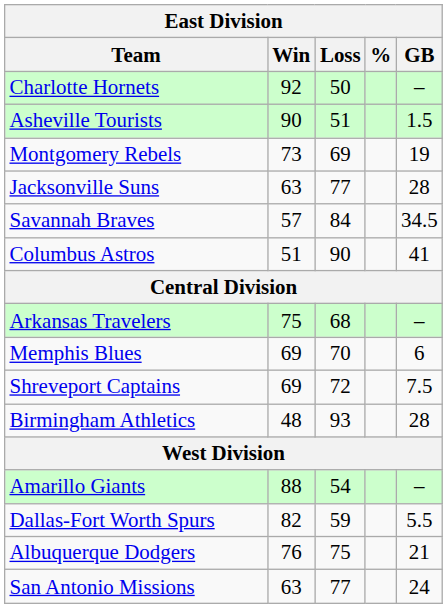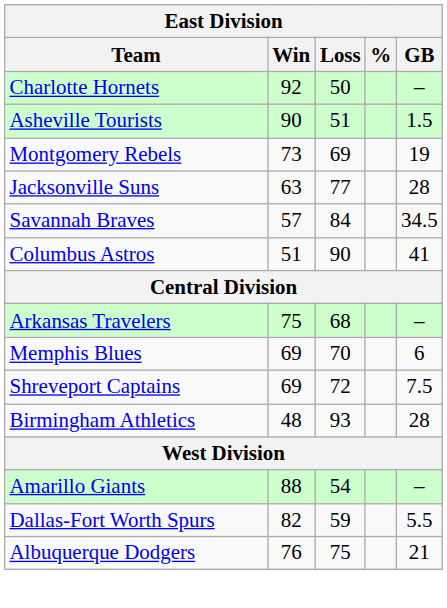- row: (102, 586)
